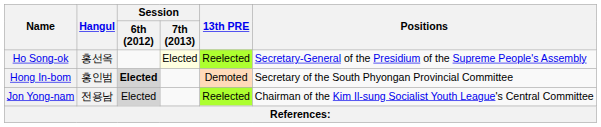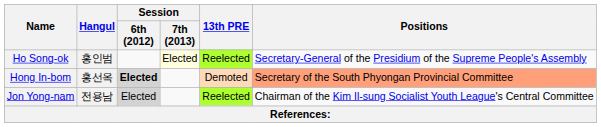(97, 58) 홍선옥 -> (97, 58) 홍인범
(97, 77) 홍인범 -> (97, 77) 홍선옥
(384, 77) no background -> (384, 77) lightsalmon background
